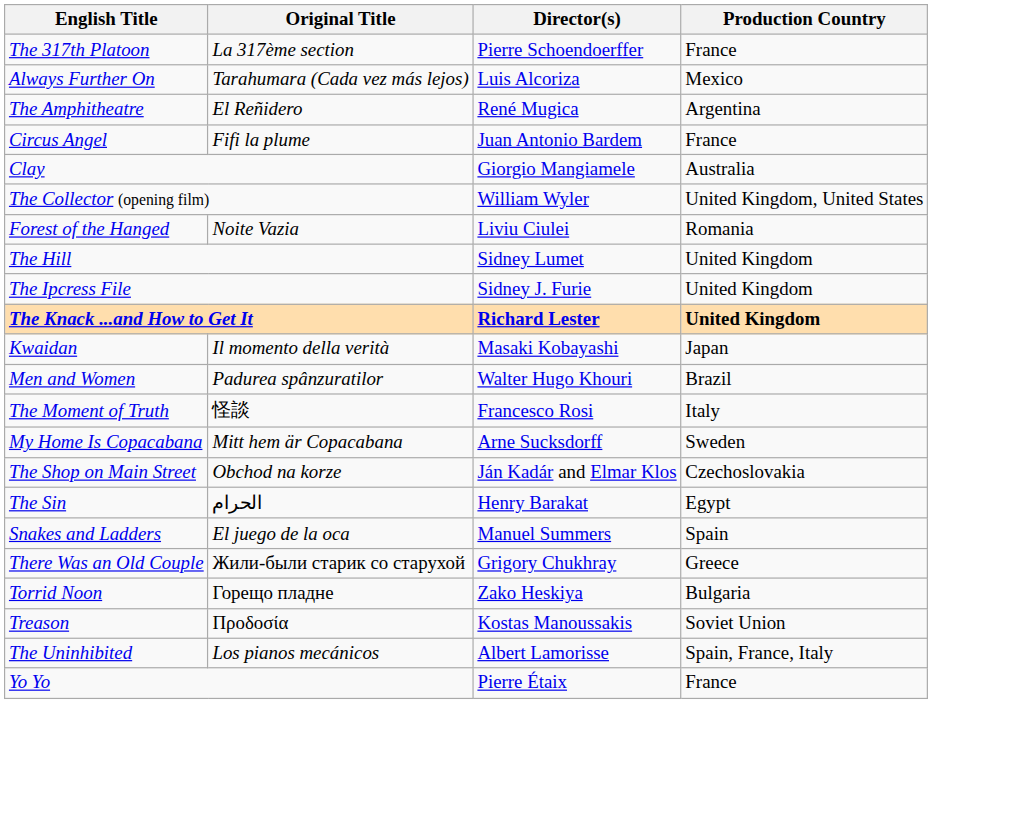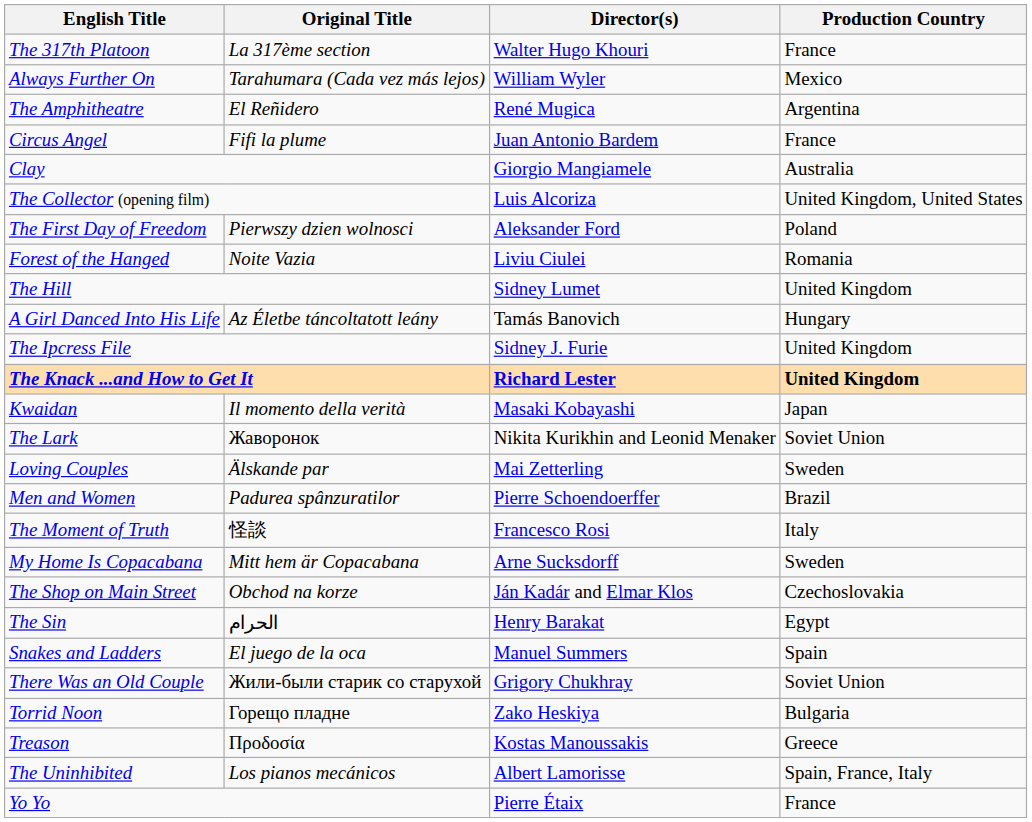(560, 49) Pierre Schoendoerffer -> (571, 49) Walter Hugo Khouri
(529, 79) Luis Alcoriza -> (549, 79) William Wyler
(533, 199) William Wyler -> (545, 199) Luis Alcoriza
+ row: (108, 229)
+ row: (114, 318)
+ row: (43, 438)
+ row: (68, 468)
(555, 378) Walter Hugo Khouri -> (577, 498) Pierre Schoendoerffer
(712, 563) Greece -> (835, 682) Soviet Union
(735, 623) Soviet Union -> (811, 742) Greece
